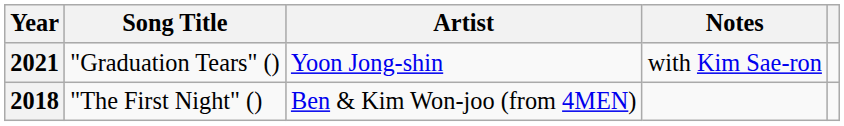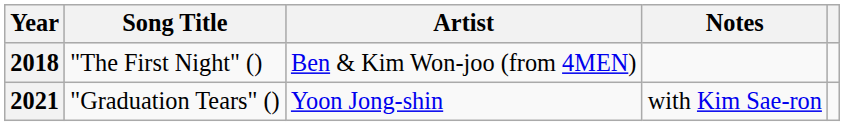rows swapped: (35, 100) <-> (35, 62)
